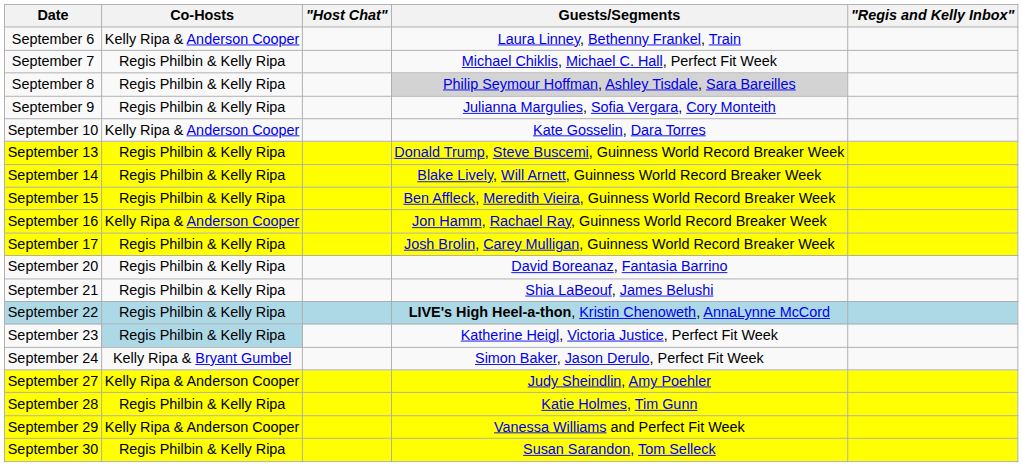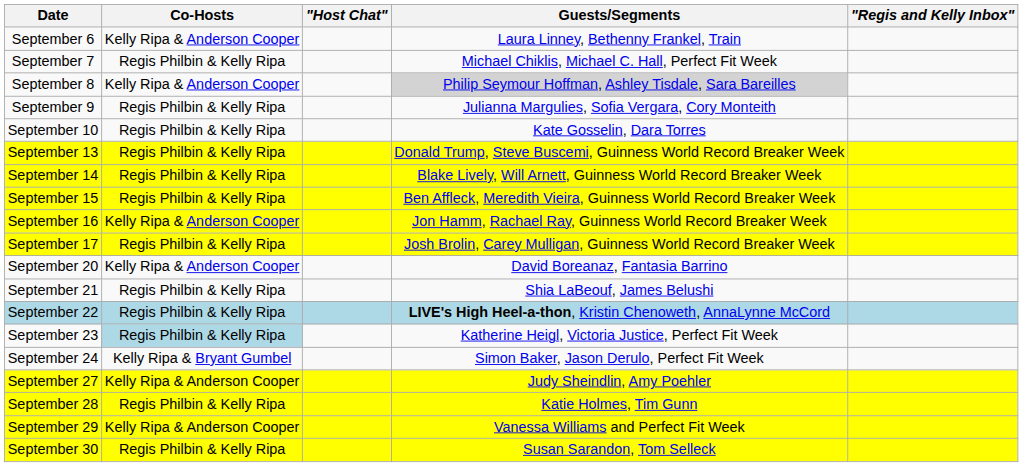(202, 84) Regis Philbin & Kelly Ripa -> (202, 84) Kelly Ripa & Anderson Cooper
(202, 130) Kelly Ripa & Anderson Cooper -> (202, 130) Regis Philbin & Kelly Ripa
(202, 267) Regis Philbin & Kelly Ripa -> (202, 267) Kelly Ripa & Anderson Cooper
